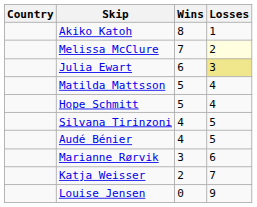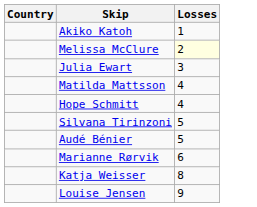- column: (191, 13)
(212, 67) khaki background -> (181, 67) no background
(212, 176) 7 -> (181, 176) 8
